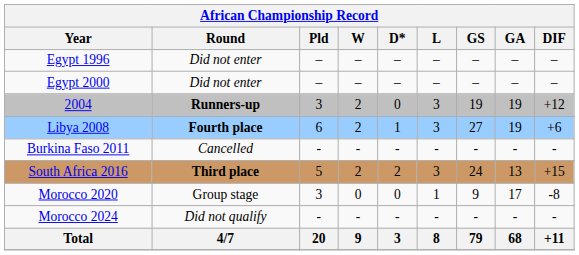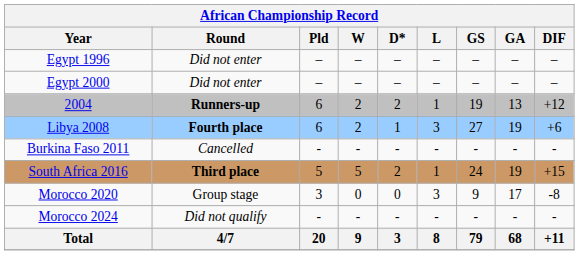(319, 105) 3 -> (319, 105) 6
(397, 105) 0 -> (397, 105) 2
(437, 105) 3 -> (437, 105) 1
(515, 105) 19 -> (515, 105) 13
(358, 172) 2 -> (358, 172) 5
(437, 172) 3 -> (437, 172) 1
(515, 172) 13 -> (515, 172) 19
(437, 194) 1 -> (437, 194) 3
